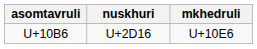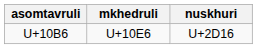columns swapped: (128, 14) <-> (211, 14)
